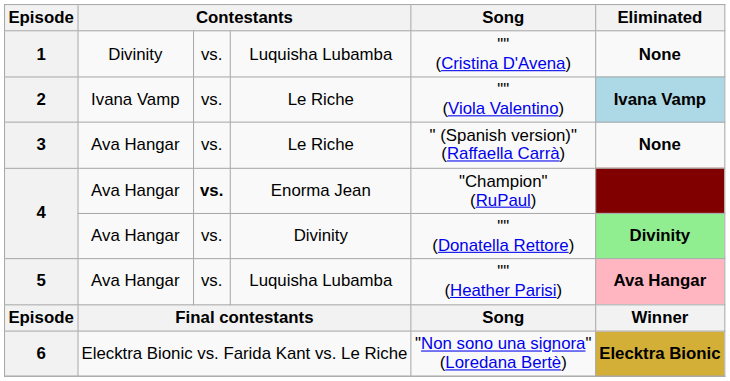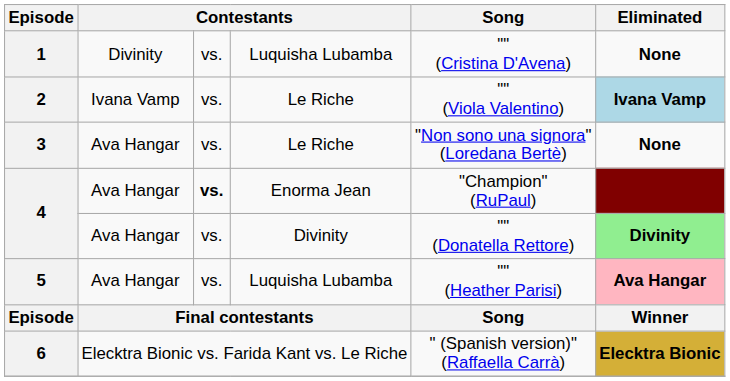(503, 145) " (Spanish version)" (Raffaella Carrà) -> (503, 145) "Non sono una signora" (Loredana Bertè)
(503, 353) "Non sono una signora" (Loredana Bertè) -> (503, 353) " (Spanish version)" (Raffaella Carrà)
